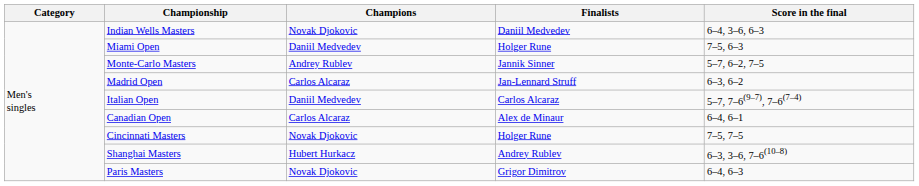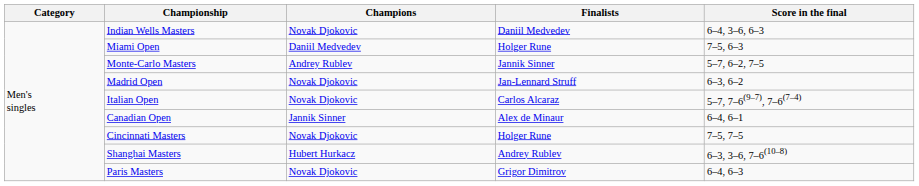(319, 81) Carlos Alcaraz -> (323, 81) Novak Djokovic
(325, 100) Daniil Medvedev -> (323, 100) Novak Djokovic
(319, 118) Carlos Alcaraz -> (317, 118) Jannik Sinner
